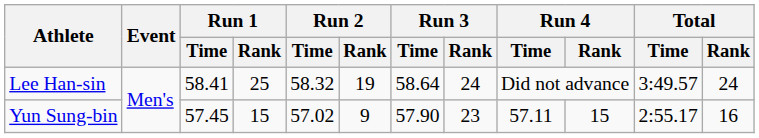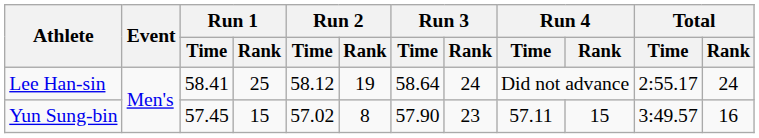(312, 83) 58.32 -> (312, 83) 58.12
(668, 83) 3:49.57 -> (668, 83) 2:55.17
(365, 116) 9 -> (365, 116) 8
(668, 116) 2:55.17 -> (668, 116) 3:49.57
